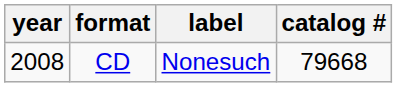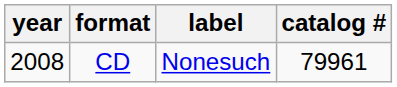(334, 61) 79668 -> (334, 61) 79961
